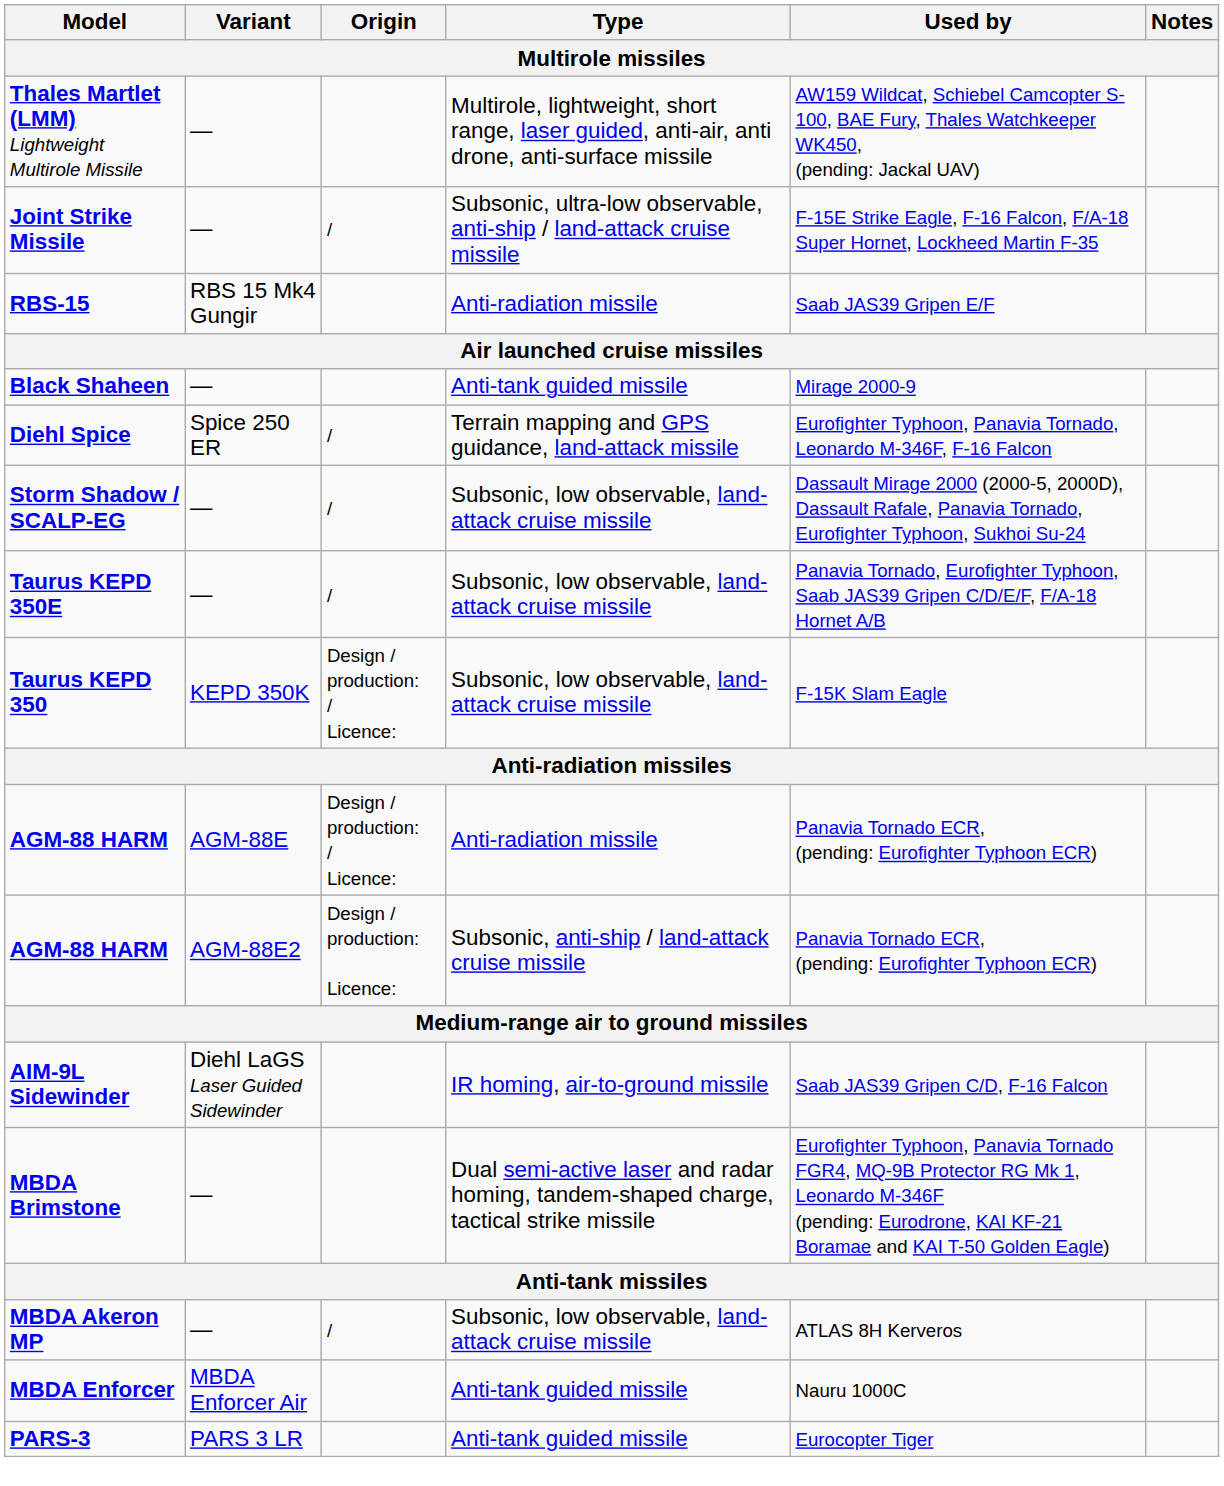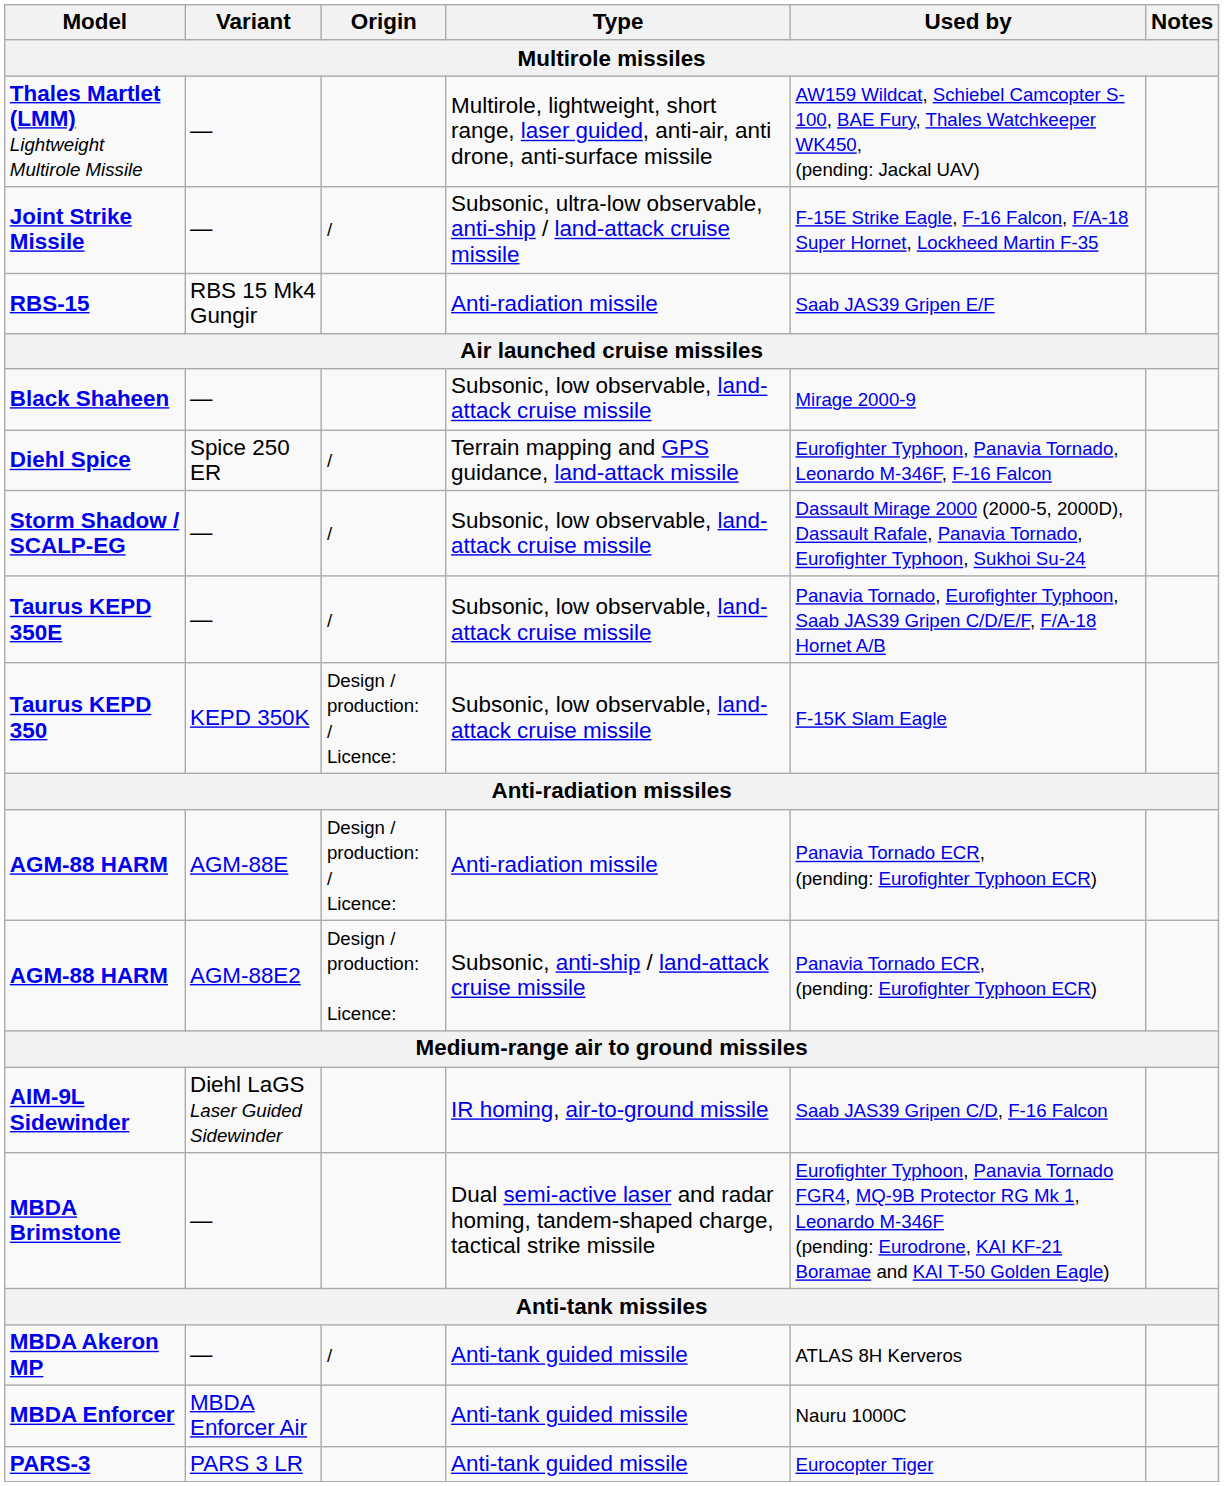(569, 386) Anti-tank guided missile -> (609, 399) Subsonic, low observable, land-attack cruise missile
(609, 1329) Subsonic, low observable, land-attack cruise missile -> (569, 1354) Anti-tank guided missile
